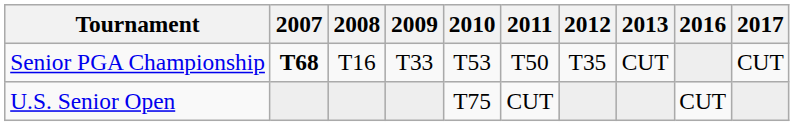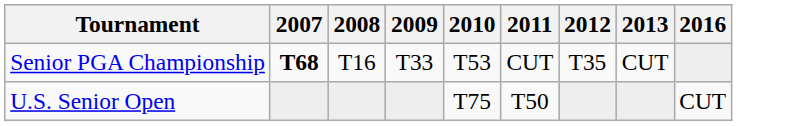- column: (760, 23)
(530, 62) T50 -> (530, 62) CUT
(530, 101) CUT -> (530, 101) T50
